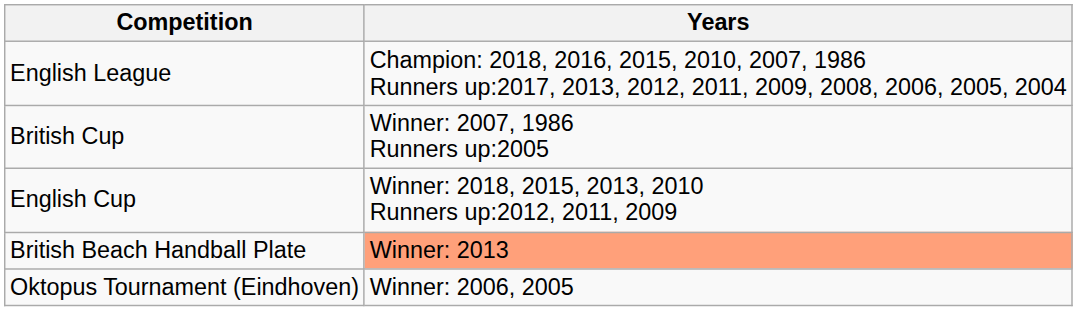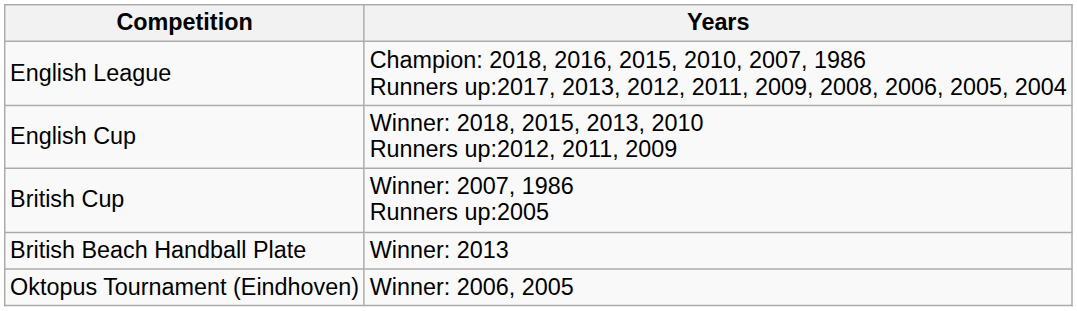rows swapped: (73, 199) <-> (67, 136)
(439, 250) lightsalmon background -> (439, 250) no background
